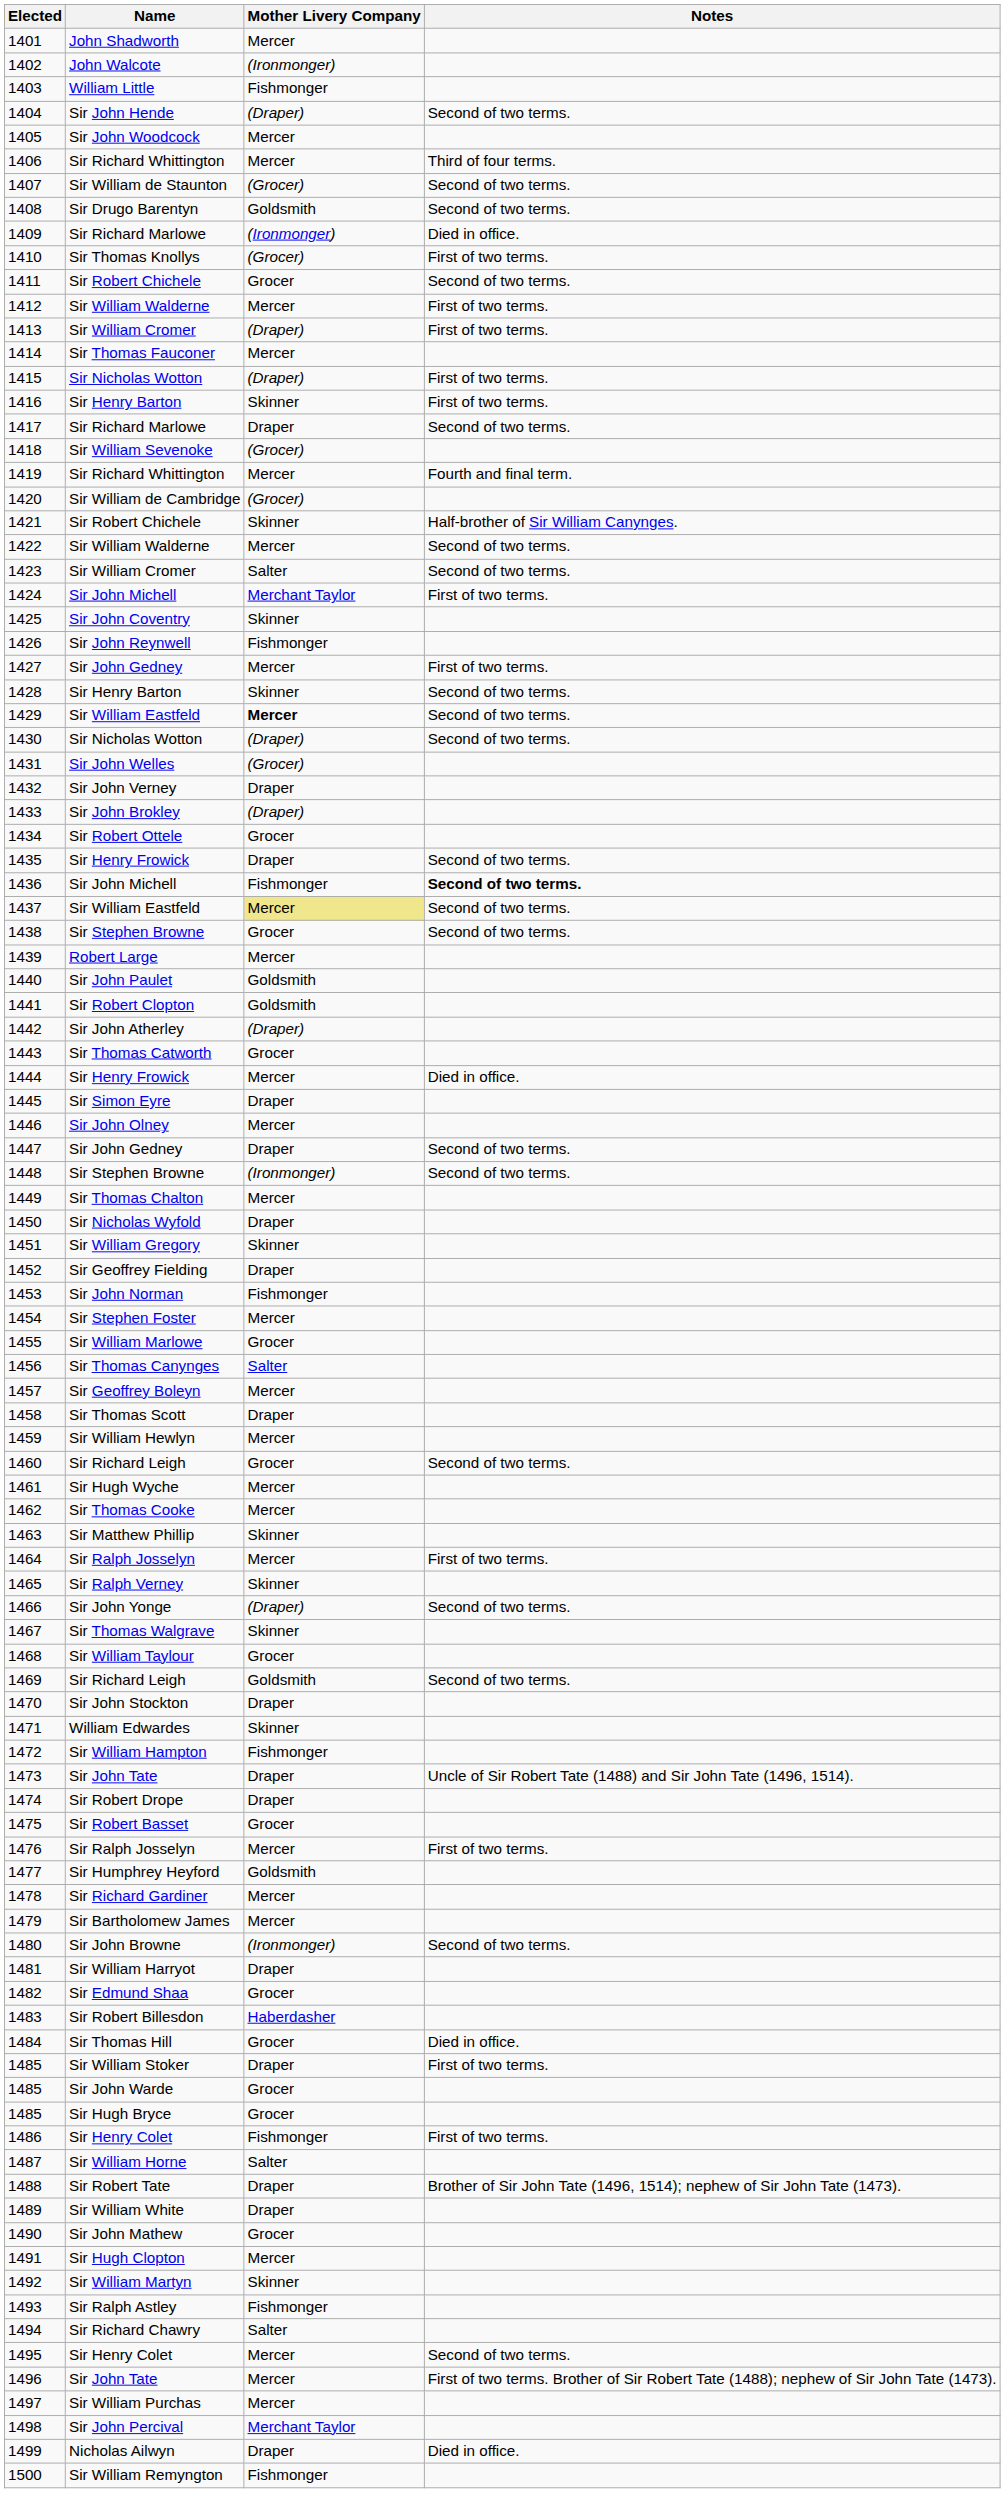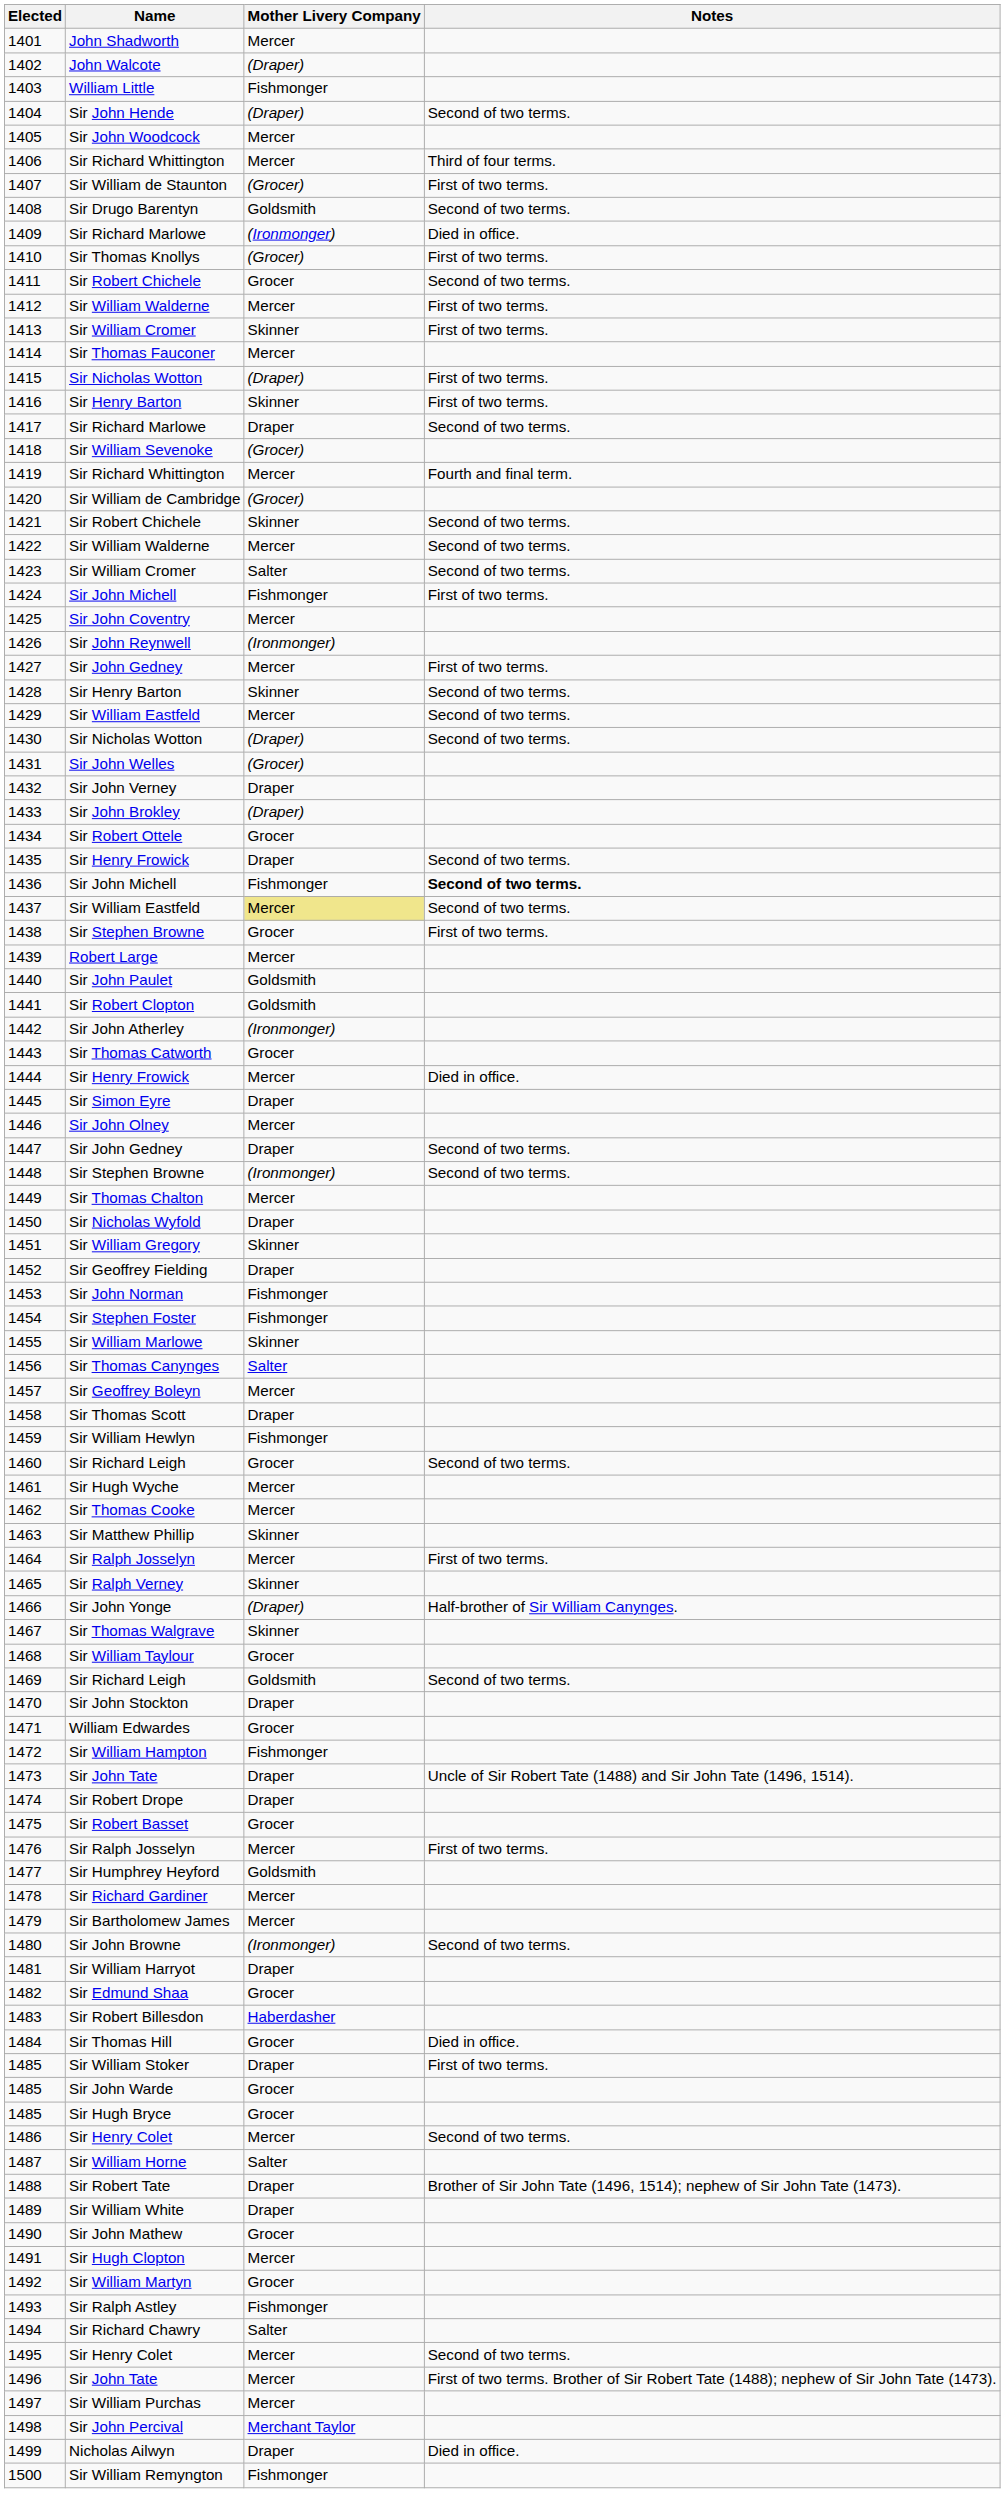(291, 64) (Ironmonger) -> (276, 64) (Draper)
(499, 185) Second of two terms. -> (488, 185) First of two terms.
(276, 329) (Draper) -> (273, 329) Skinner
(553, 522) Half-brother of Sir William Canynges. -> (499, 522) Second of two terms.
(301, 595) Merchant Taylor -> (288, 595) Fishmonger
(273, 619) Skinner -> (271, 619) Mercer
(288, 643) Fishmonger -> (291, 643) (Ironmonger)
(272, 715) bold -> (271, 715) normal
(499, 932) Second of two terms. -> (488, 932) First of two terms.
(276, 1029) (Draper) -> (291, 1029) (Ironmonger)
(271, 1318) Mercer -> (288, 1318) Fishmonger
(271, 1342) Grocer -> (273, 1342) Skinner
(271, 1438) Mercer -> (288, 1438) Fishmonger
(499, 1607) Second of two terms. -> (553, 1607) Half-brother of Sir William Canynges.
(273, 1728) Skinner -> (271, 1728) Grocer
(288, 2137) Fishmonger -> (271, 2137) Mercer
(488, 2137) First of two terms. -> (499, 2137) Second of two terms.
(273, 2282) Skinner -> (271, 2282) Grocer
